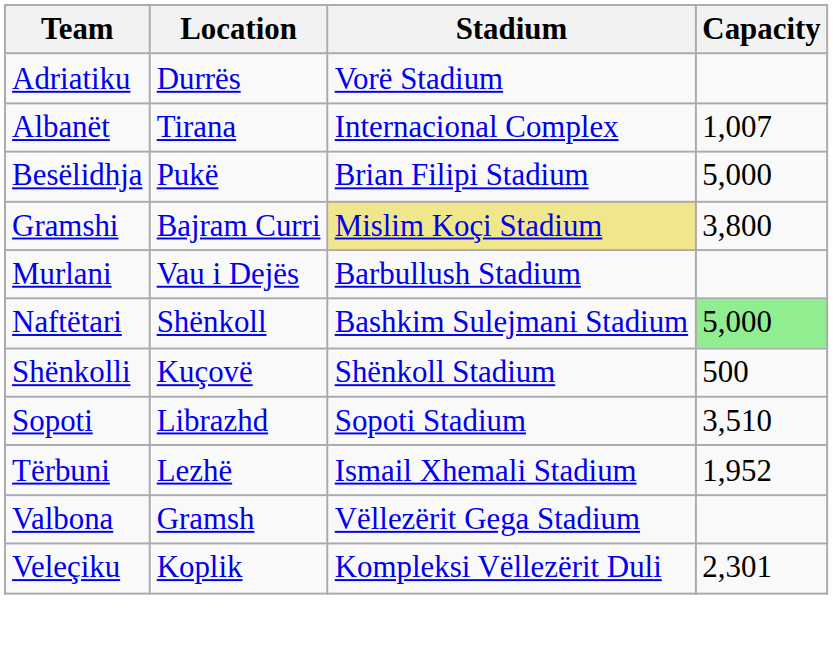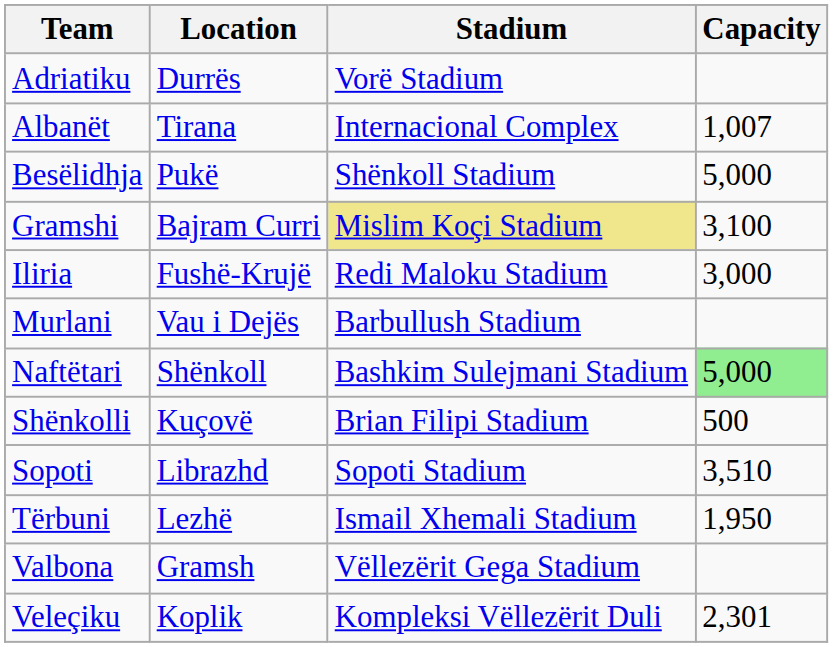(462, 175) Brian Filipi Stadium -> (445, 175) Shënkoll Stadium
(737, 224) 3,800 -> (737, 224) 3,100
+ row: (42, 273)
(445, 371) Shënkoll Stadium -> (462, 420) Brian Filipi Stadium
(737, 469) 1,952 -> (737, 518) 1,950
